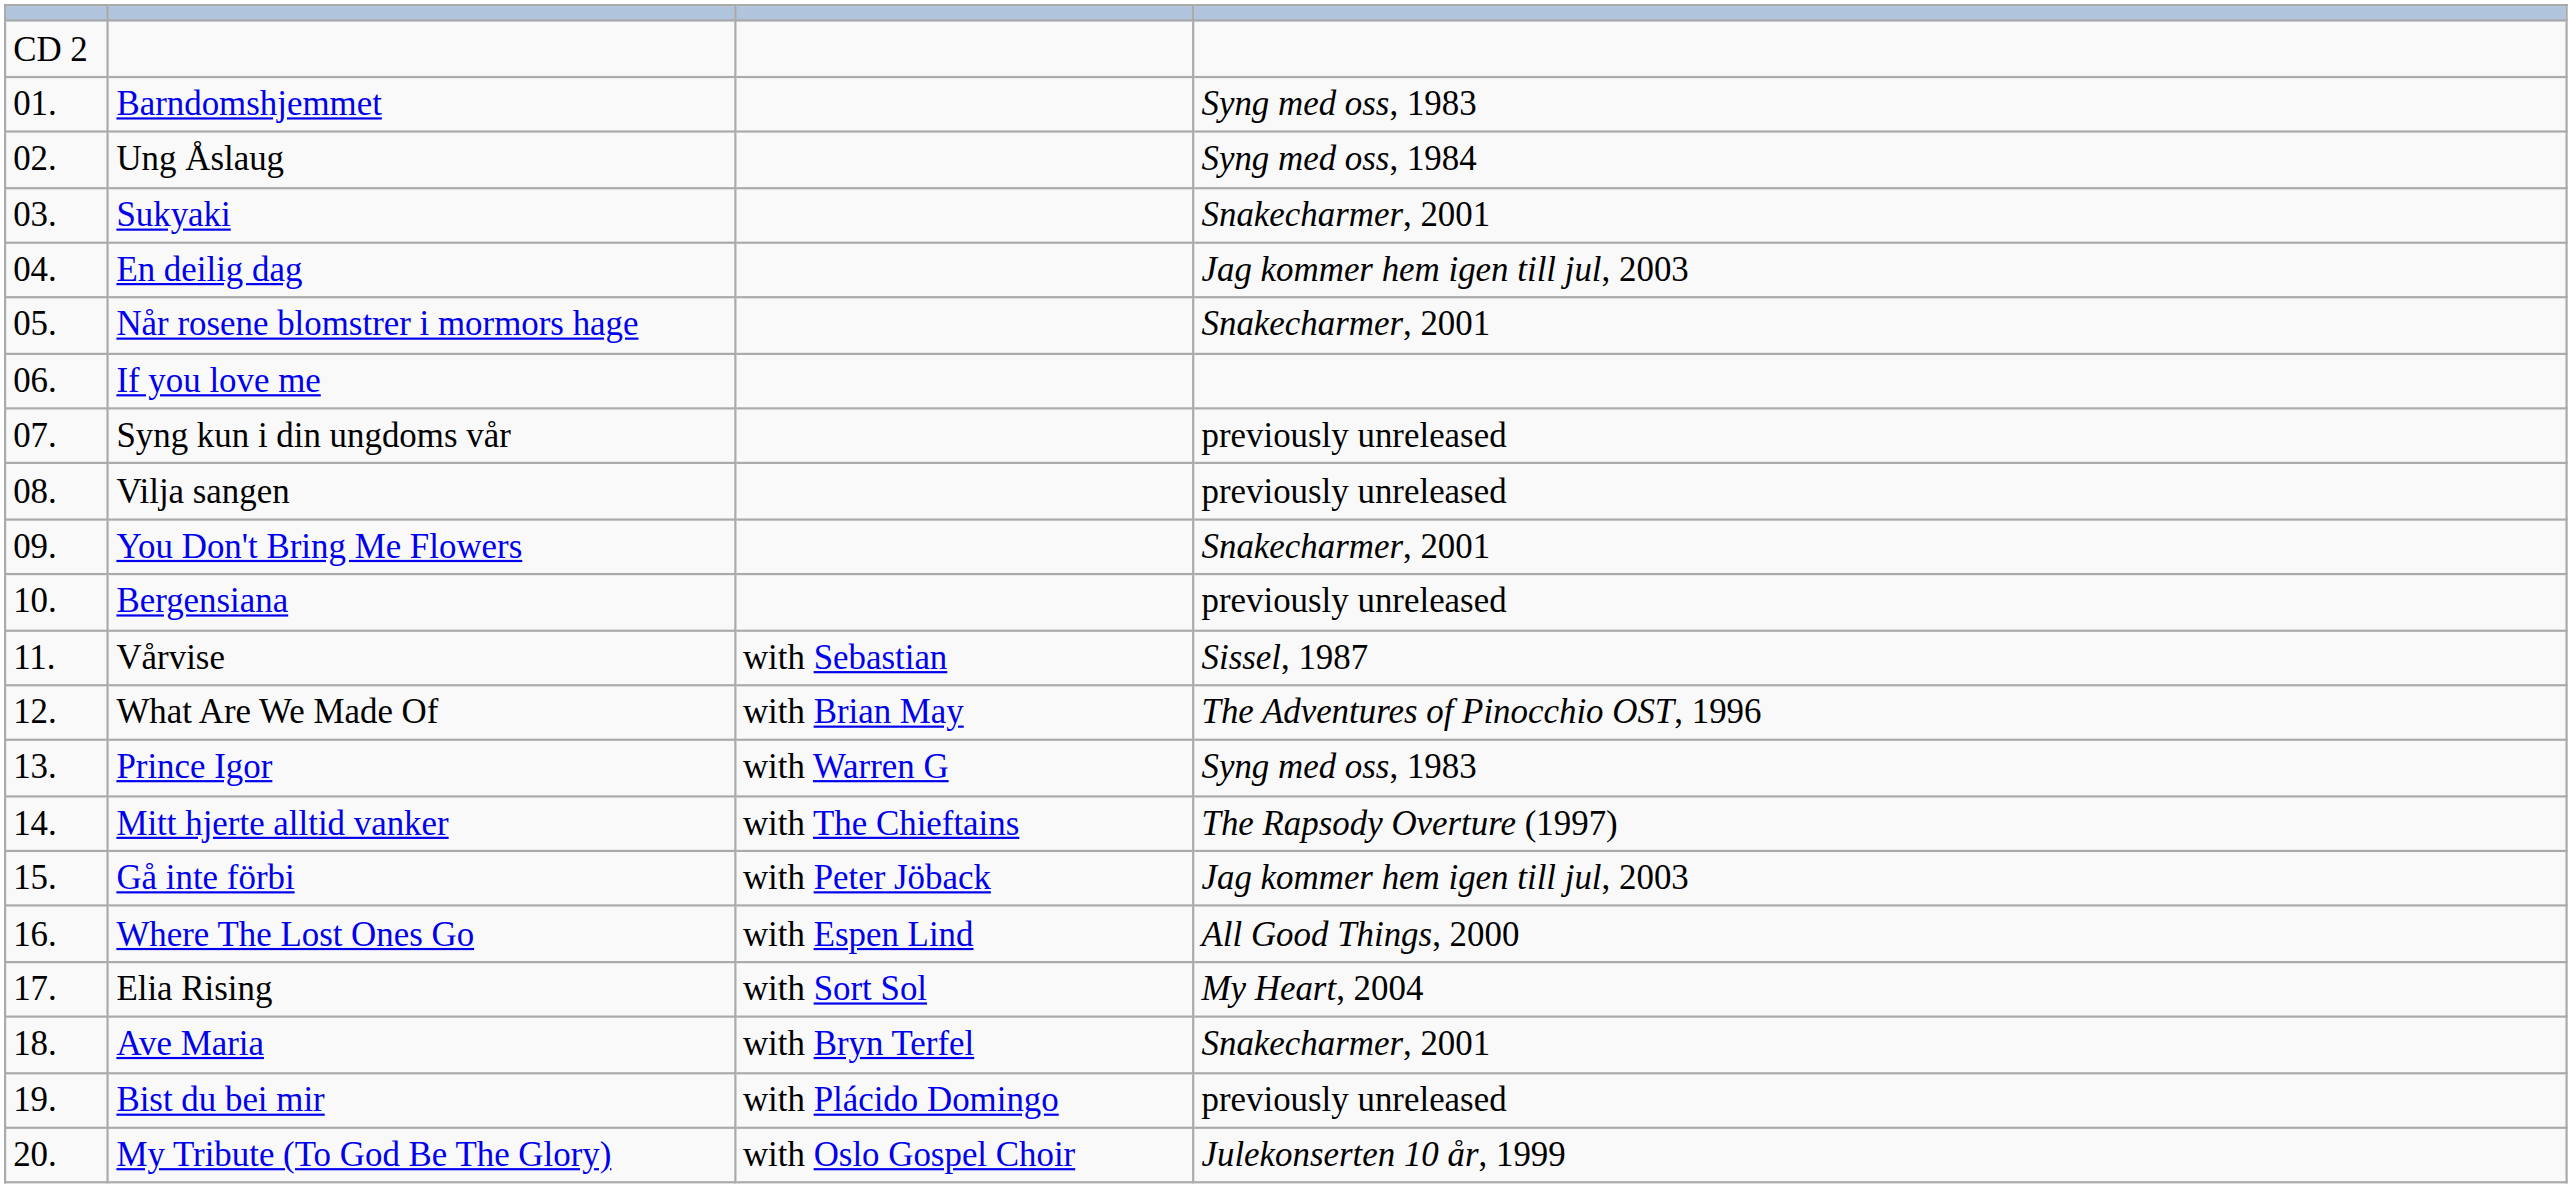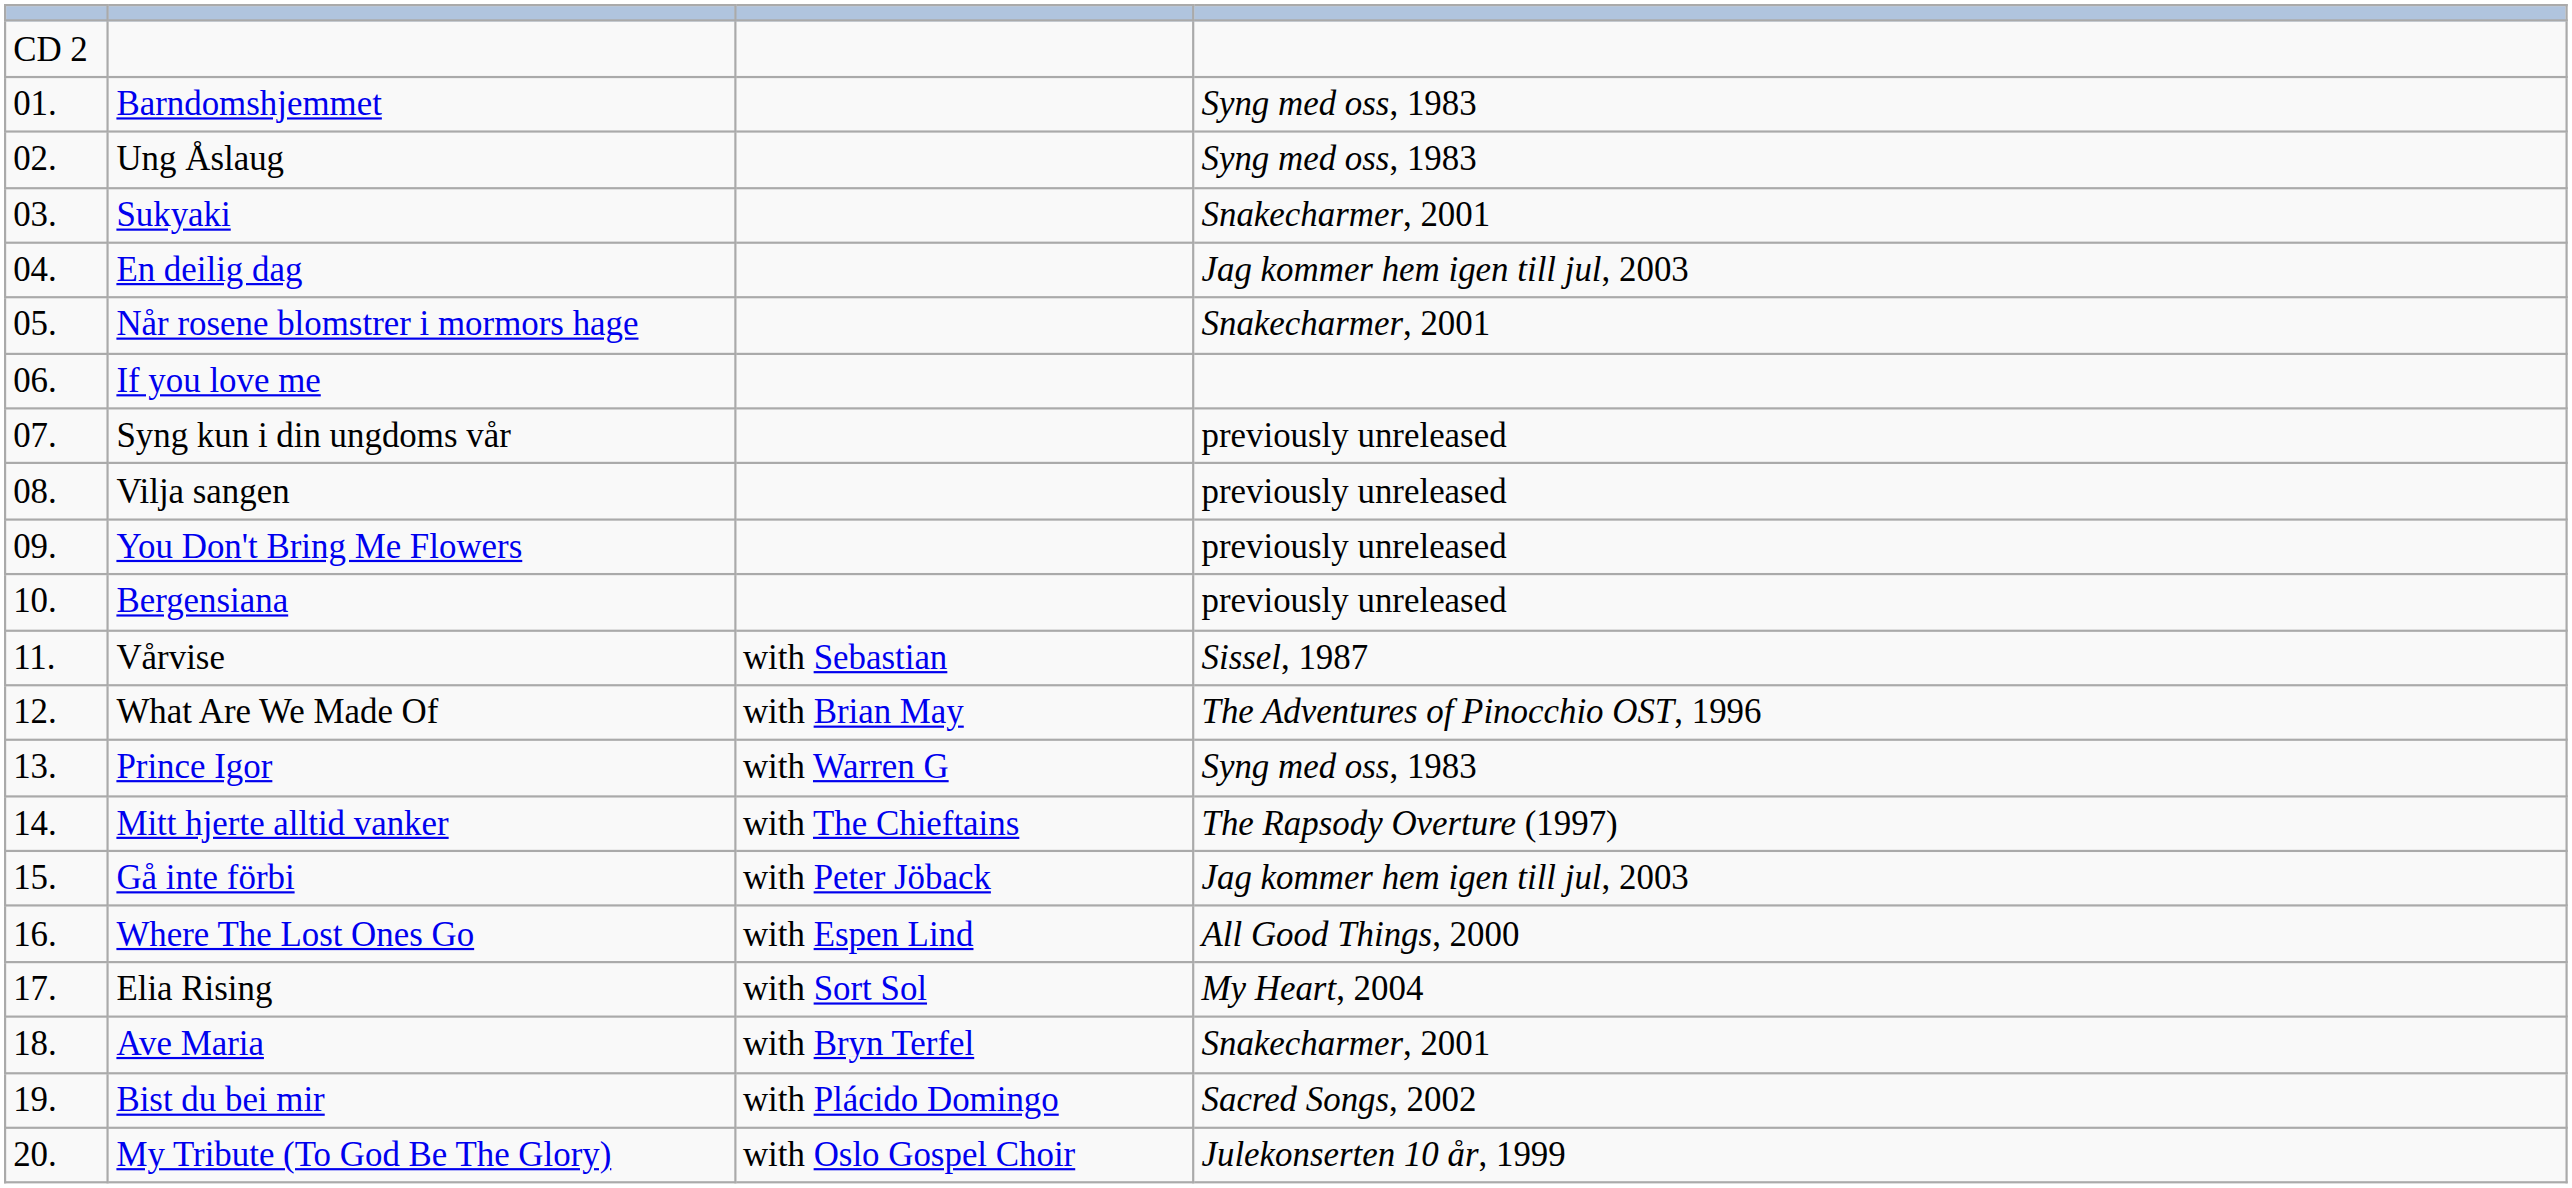(1339, 158) Syng med oss, 1984 -> (1339, 158) Syng med oss, 1983
(1346, 546) Snakecharmer, 2001 -> (1354, 546) previously unreleased
(1354, 1099) previously unreleased -> (1339, 1099) Sacred Songs, 2002
